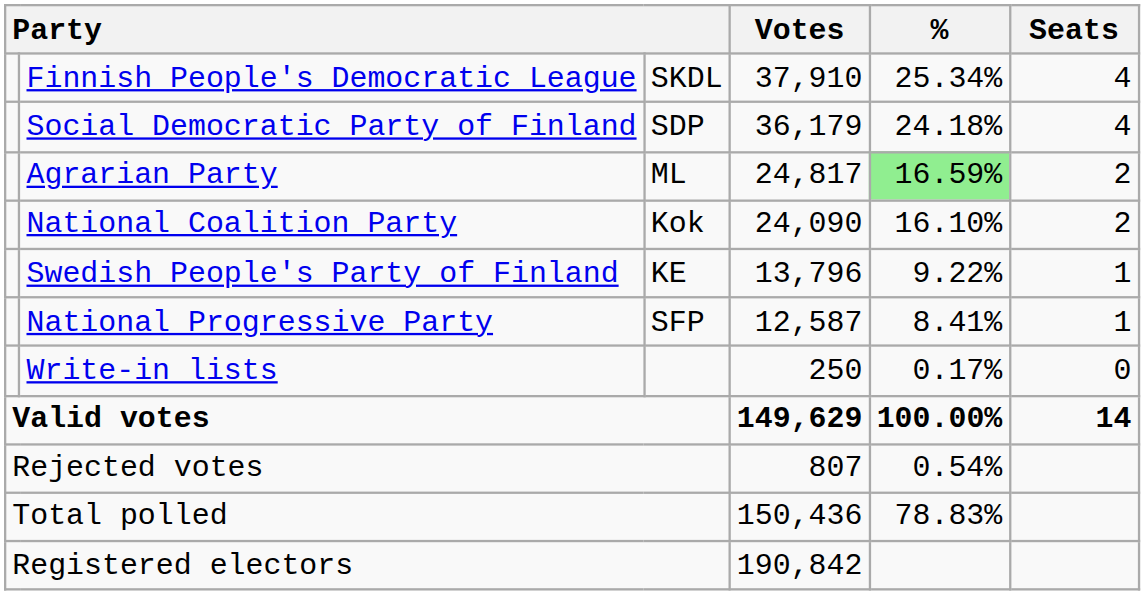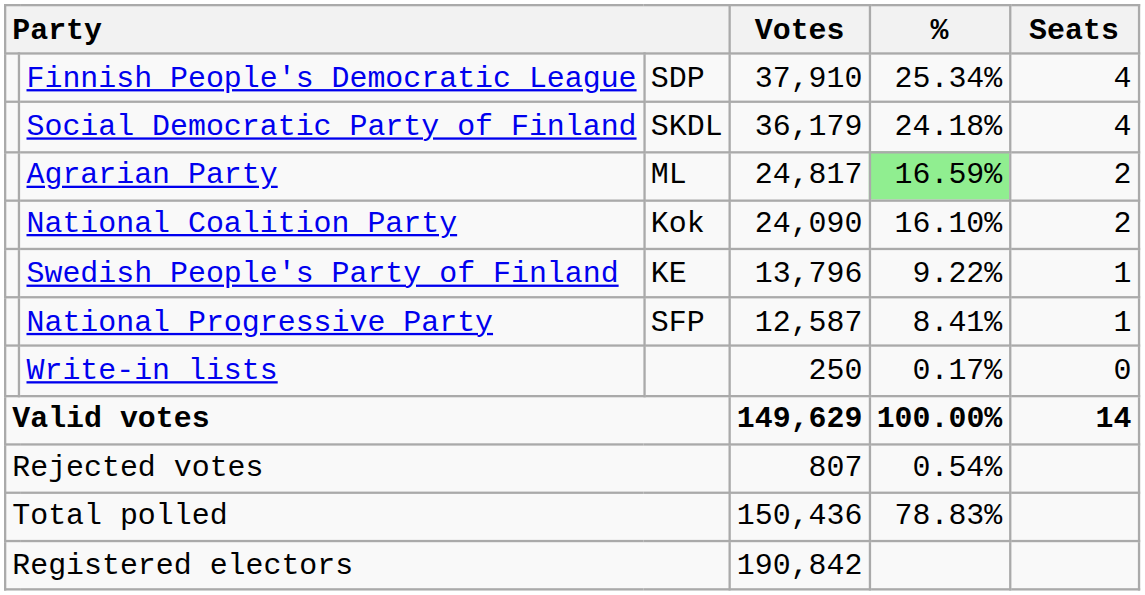(687, 78) SKDL -> (678, 78) SDP
(678, 127) SDP -> (687, 127) SKDL
